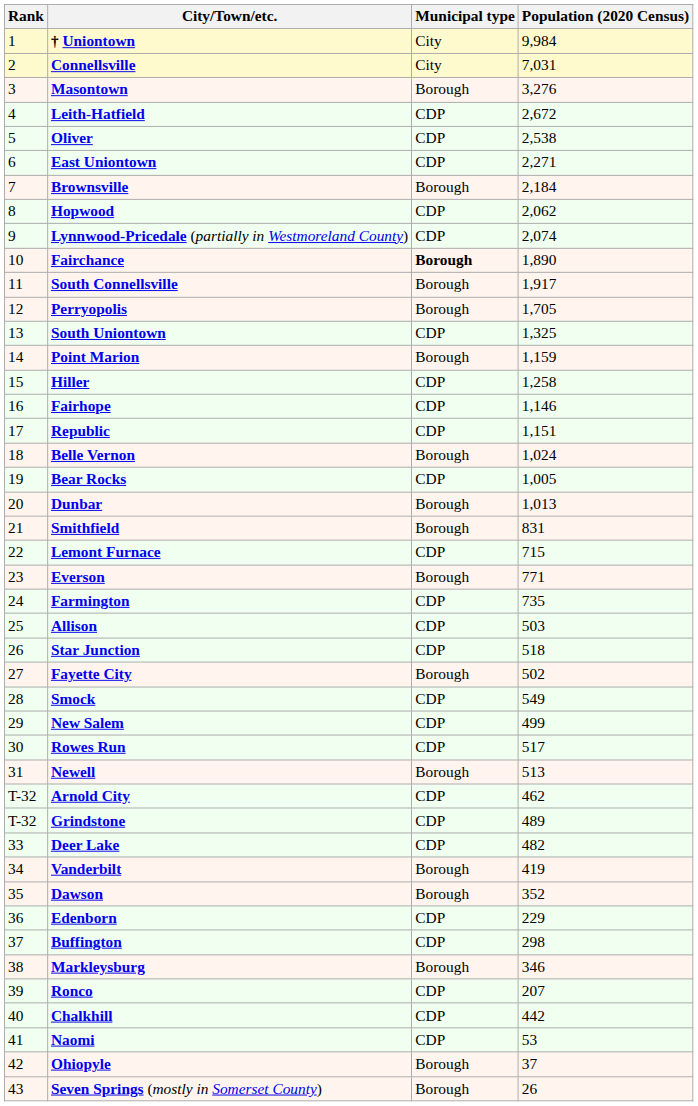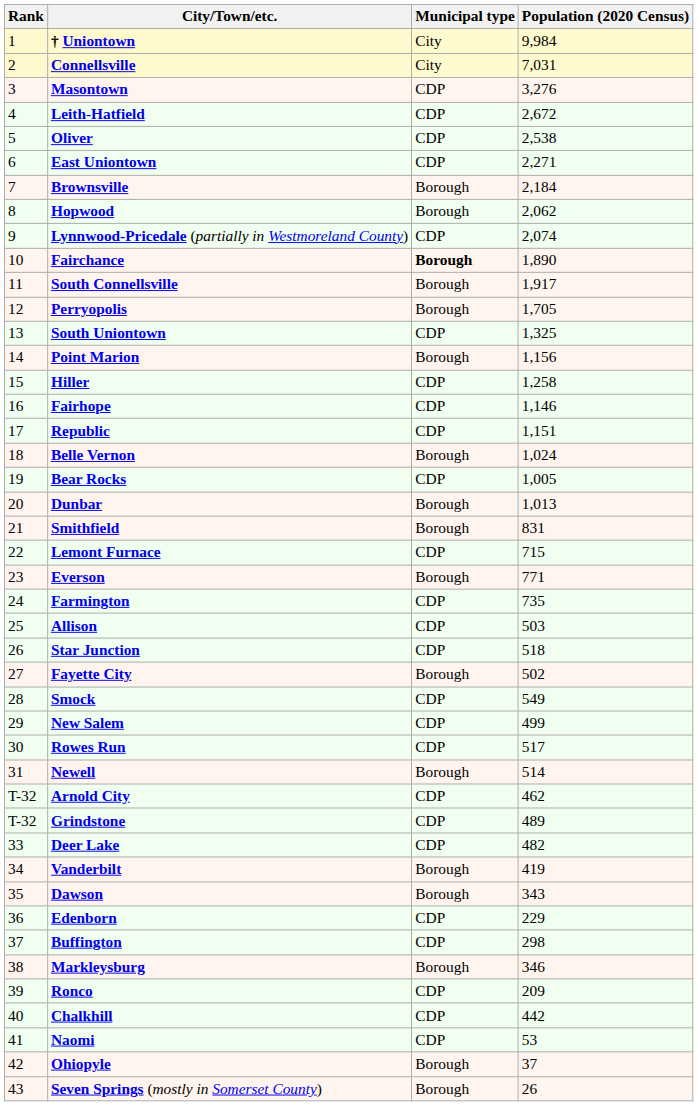(442, 89) Borough -> (430, 89) CDP
(430, 211) CDP -> (442, 211) Borough
(539, 357) 1,159 -> (539, 357) 1,156
(533, 771) 513 -> (533, 771) 514
(533, 893) 352 -> (533, 893) 343
(533, 991) 207 -> (533, 991) 209
